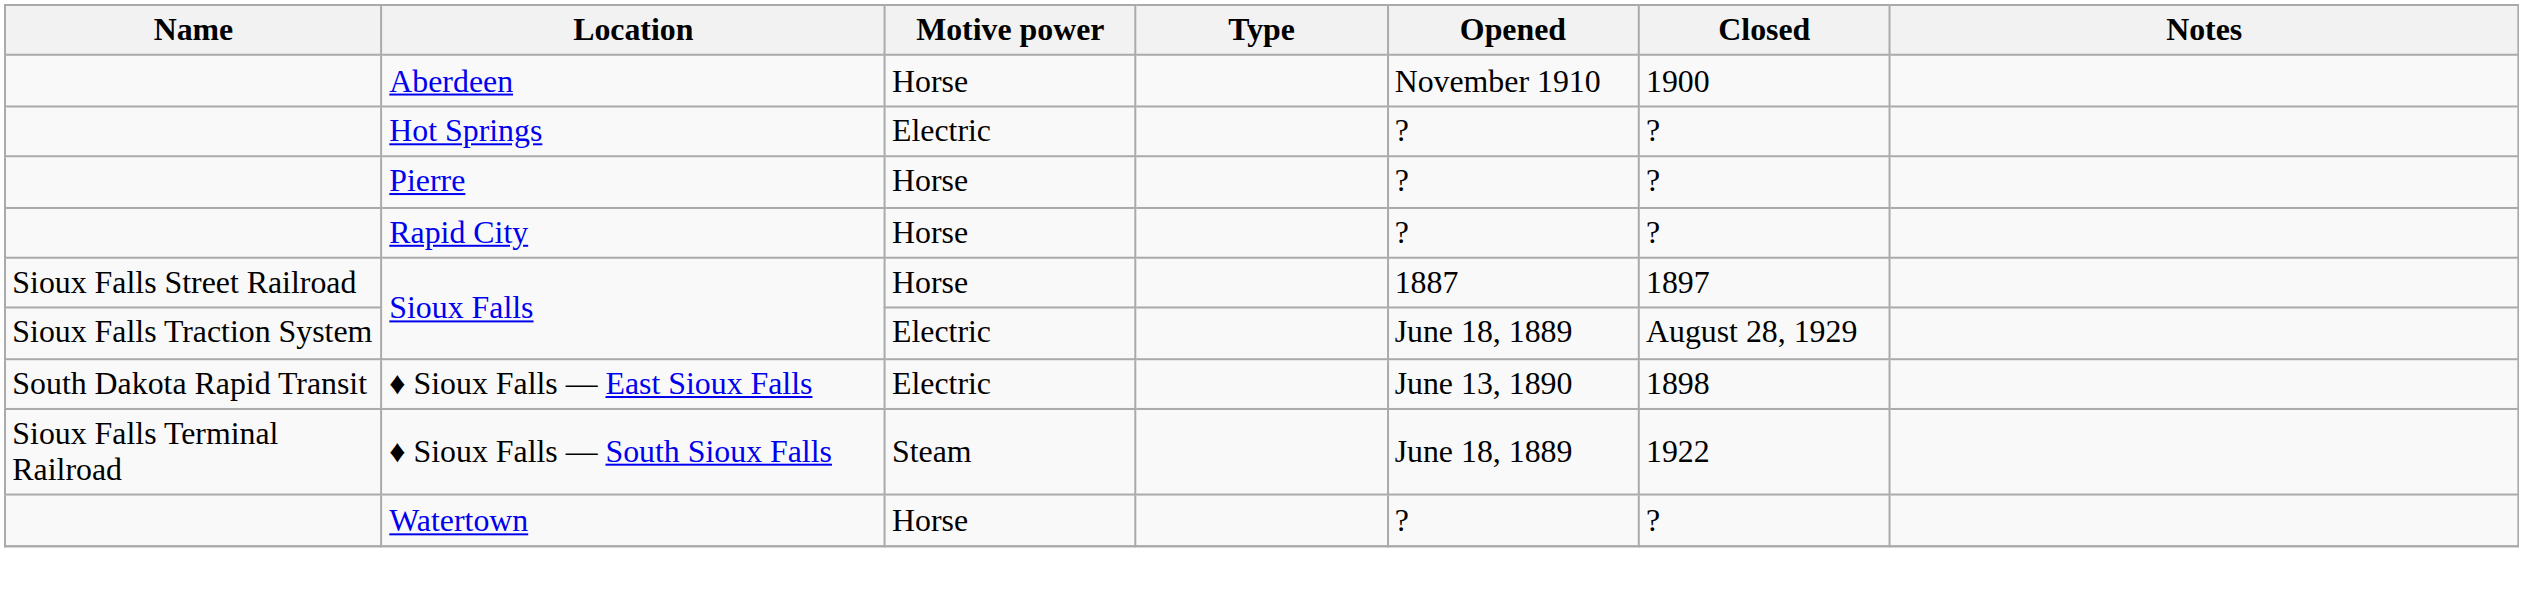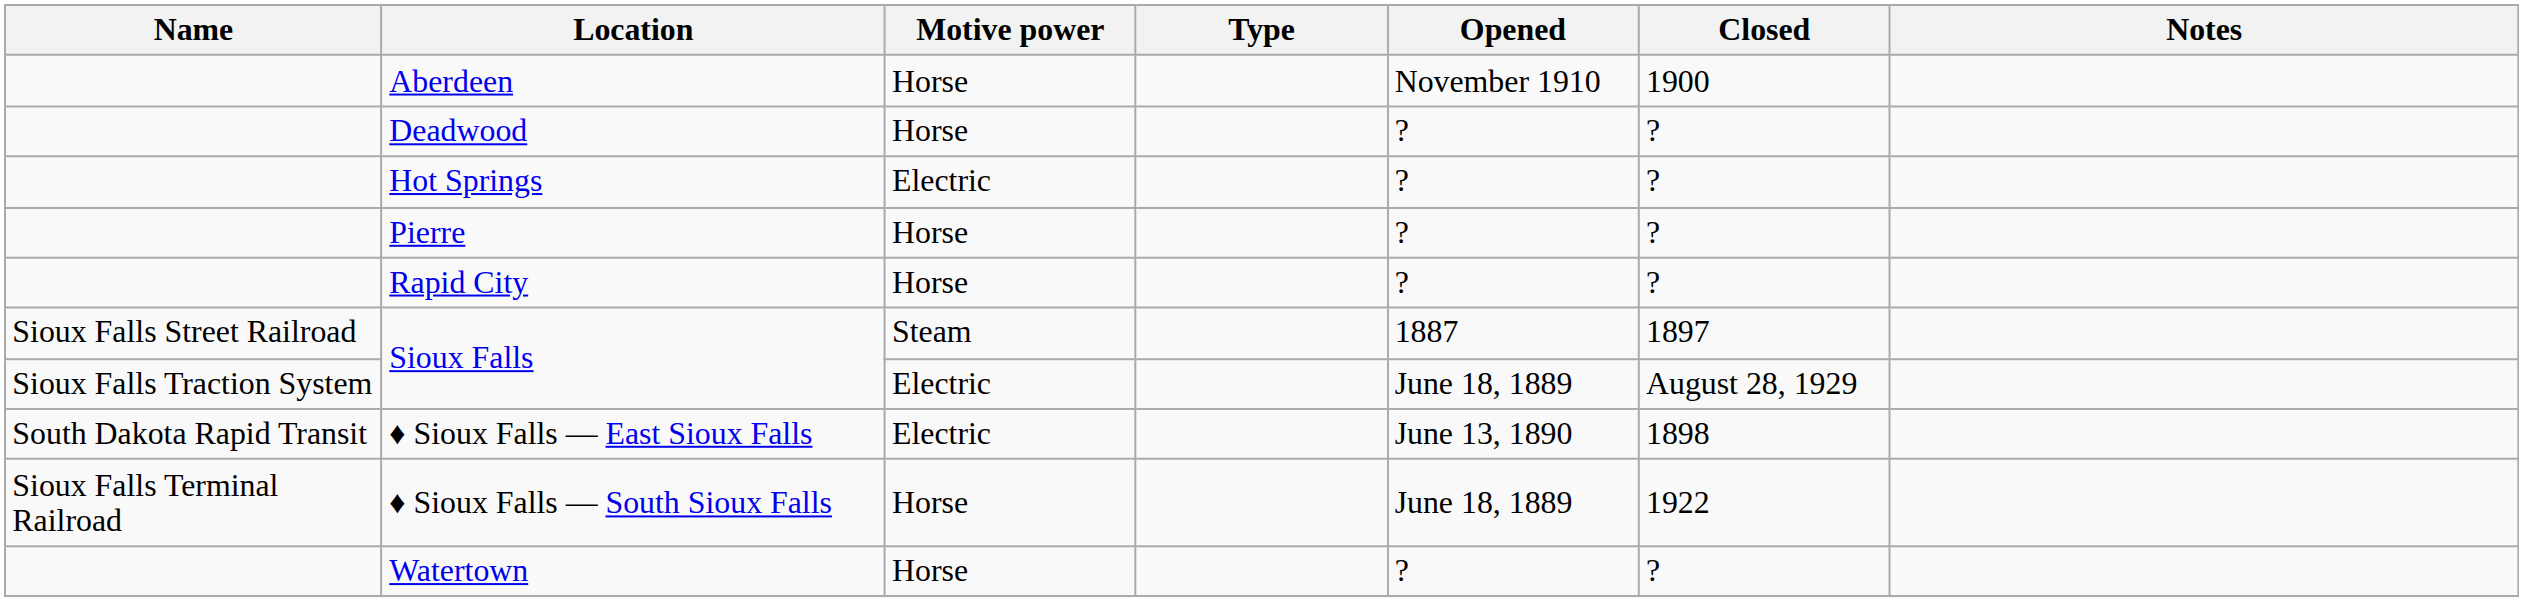+ row: (193, 131)
(930, 282) Horse -> (932, 332) Steam
(932, 451) Steam -> (930, 502) Horse
